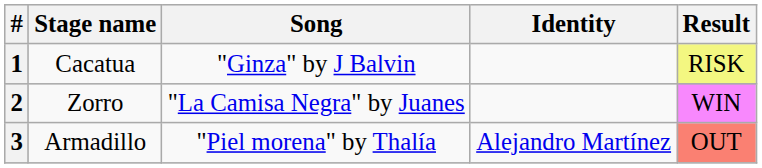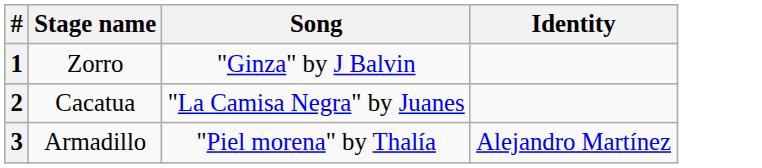- column: (716, 24)
(95, 63) Cacatua -> (95, 63) Zorro
(95, 102) Zorro -> (95, 102) Cacatua
